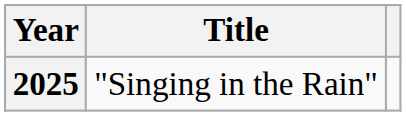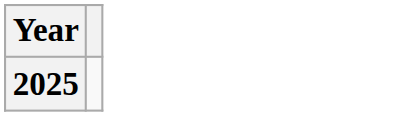- column: (236, 30)
